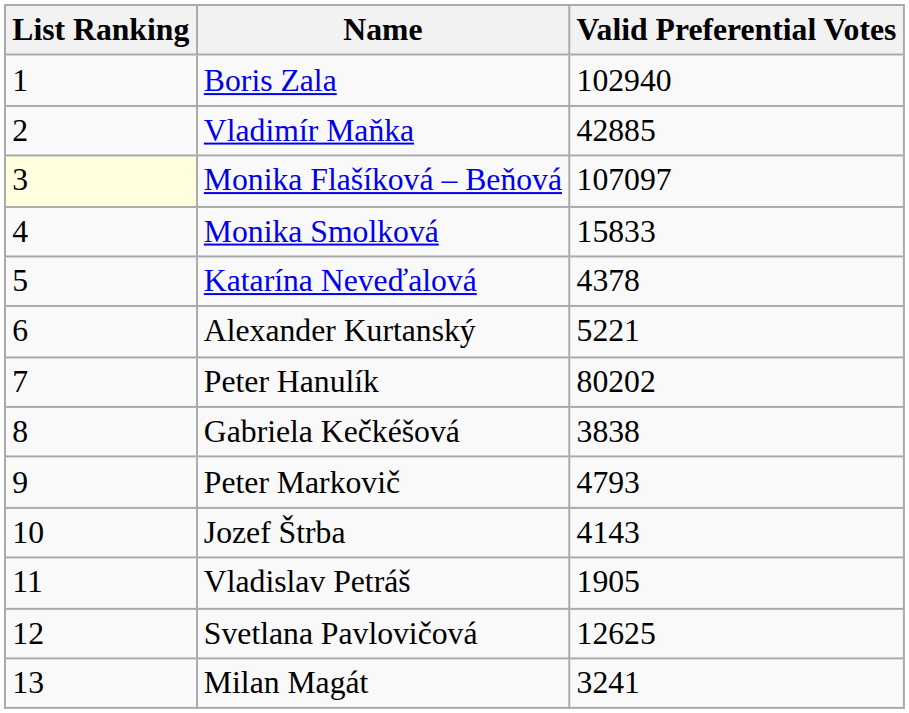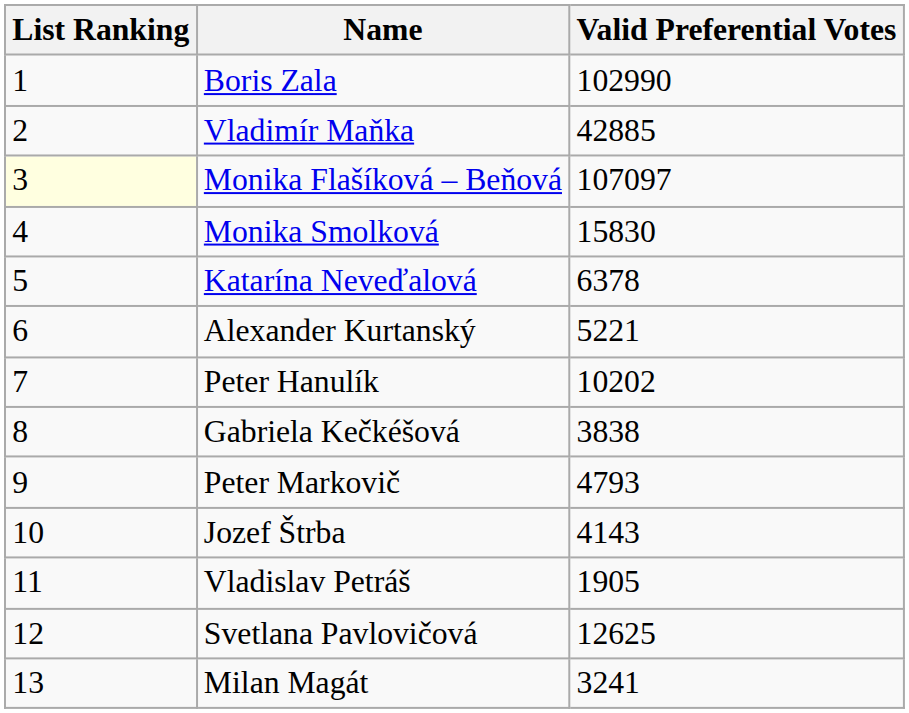(624, 79) 102940 -> (624, 79) 102990
(616, 230) 15833 -> (616, 230) 15830
(608, 280) 4378 -> (608, 280) 6378
(616, 381) 80202 -> (616, 381) 10202
